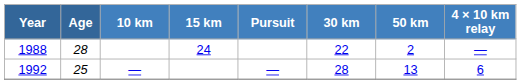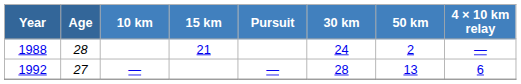(204, 49) 24 -> (204, 49) 21
(342, 49) 22 -> (342, 49) 24
(81, 69) 25 -> (81, 69) 27
